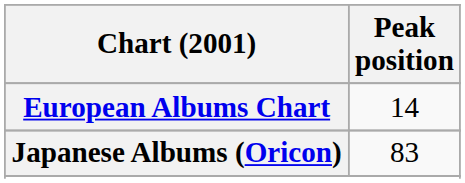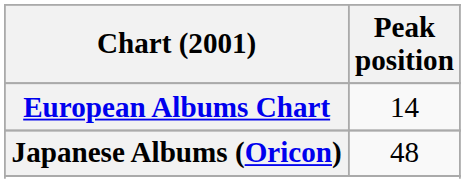(404, 152) 83 -> (404, 152) 48
